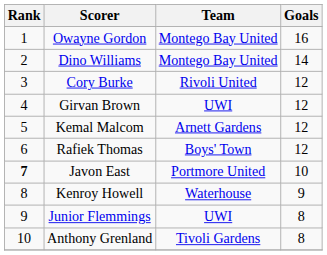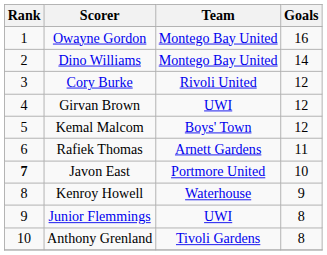(218, 127) Arnett Gardens -> (218, 127) Boys' Town
(218, 149) Boys' Town -> (218, 149) Arnett Gardens
(301, 149) 12 -> (301, 149) 11
